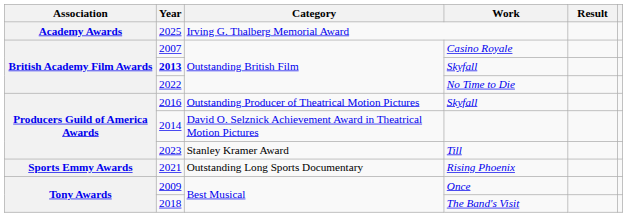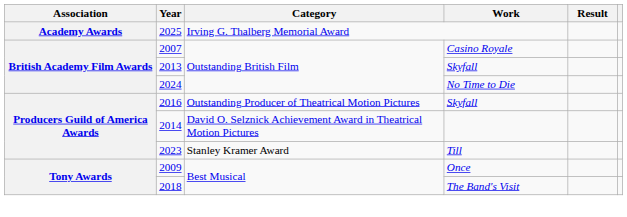(170, 66) bold -> (170, 66) normal
(170, 84) 2022 -> (170, 84) 2024
- row: (275, 168)
